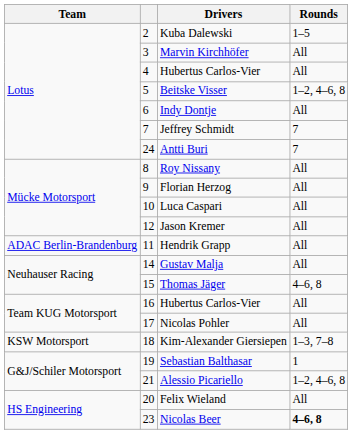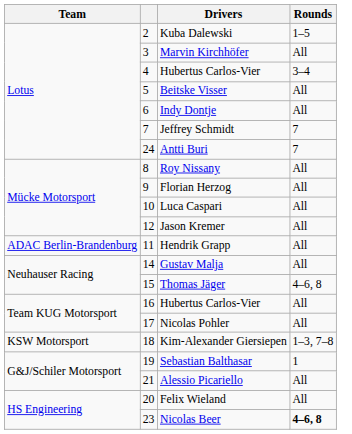(300, 71) All -> (301, 71) 3–4
(319, 90) 1–2, 4–6, 8 -> (300, 90) All
(319, 380) 1–2, 4–6, 8 -> (300, 380) All
